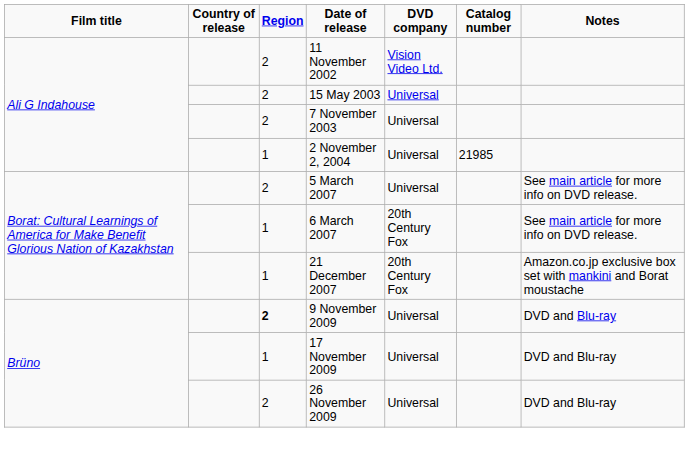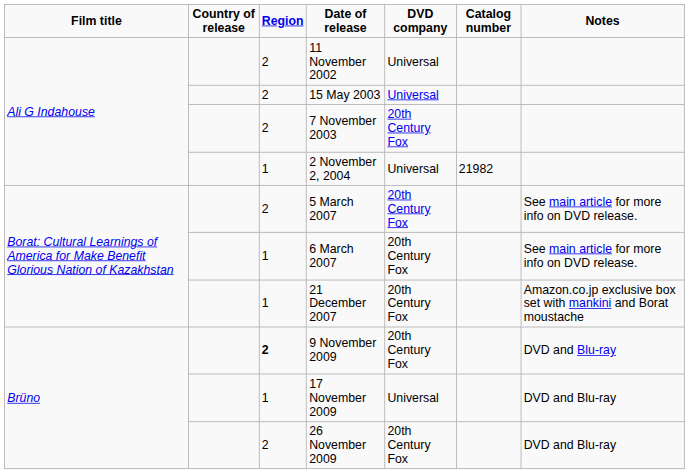(415, 61) Vision Video Ltd. -> (413, 61) Universal
(413, 121) Universal -> (409, 128) 20th Century Fox
(476, 154) 21985 -> (476, 168) 21982
(413, 188) Universal -> (409, 208) 20th Century Fox
(413, 316) Universal -> (409, 350) 20th Century Fox
(413, 403) Universal -> (409, 445) 20th Century Fox
